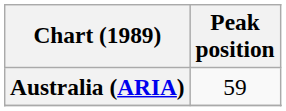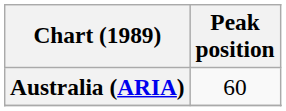(235, 86) 59 -> (235, 86) 60
